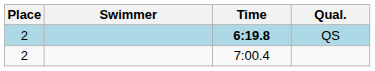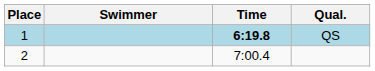(24, 35) 2 -> (24, 35) 1
